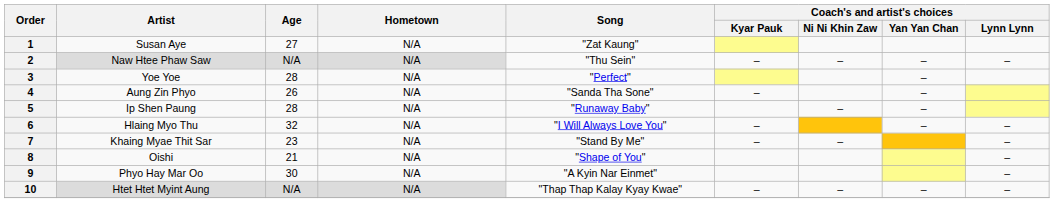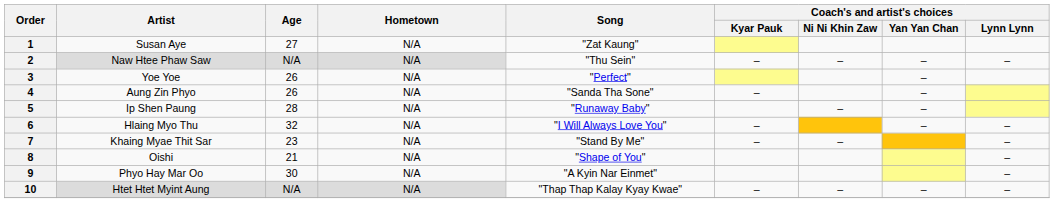(292, 77) 28 -> (292, 77) 26
